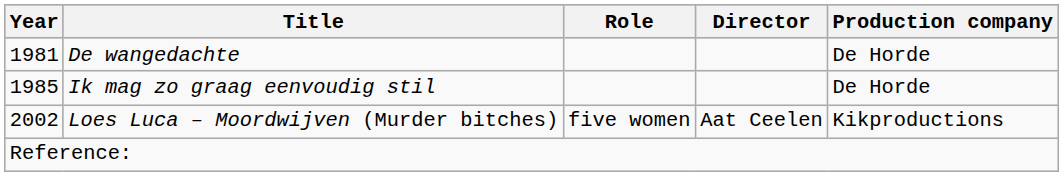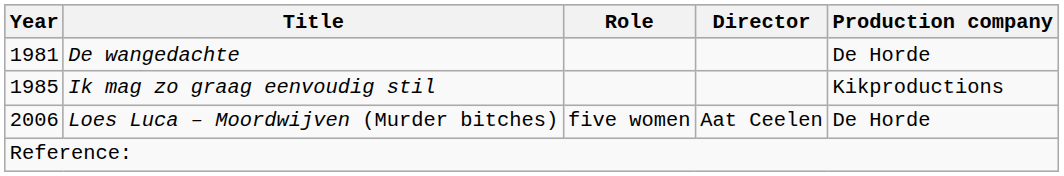(881, 88) De Horde -> (918, 88) Kikproductions
(34, 121) 2002 -> (34, 121) 2006
(918, 121) Kikproductions -> (881, 121) De Horde
